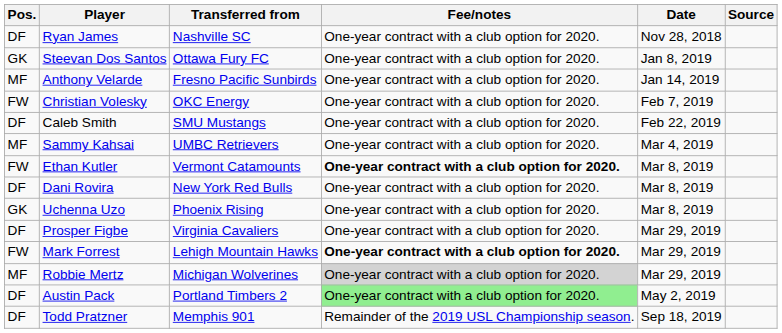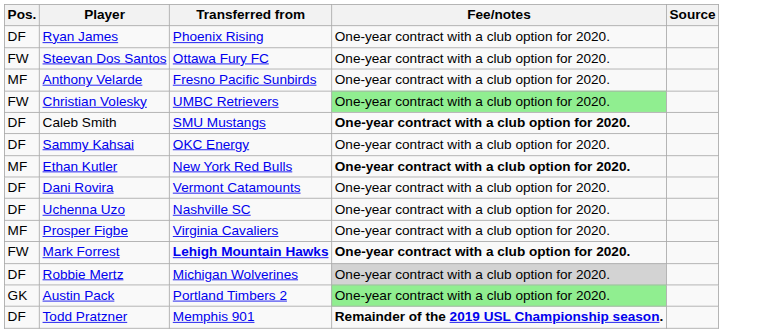- column: (681, 15)
(212, 36) Nashville SC -> (218, 36) Phoenix Rising
(17, 58) GK -> (18, 58) FW
(211, 101) OKC Energy -> (226, 101) UMBC Retrievers
(462, 101) no background -> (472, 101) lightgreen background
(462, 123) normal -> (482, 123) bold
(17, 144) MF -> (17, 144) DF
(226, 144) UMBC Retrievers -> (211, 144) OKC Energy
(18, 166) FW -> (17, 166) MF
(237, 166) Vermont Catamounts -> (233, 166) New York Red Bulls
(233, 187) New York Red Bulls -> (237, 187) Vermont Catamounts
(17, 209) GK -> (17, 209) DF
(218, 209) Phoenix Rising -> (212, 209) Nashville SC
(17, 230) DF -> (17, 230) MF
(245, 252) normal -> (251, 252) bold
(17, 274) MF -> (17, 274) DF
(17, 295) DF -> (17, 295) GK
(479, 317) normal -> (499, 317) bold
